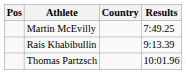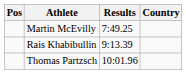columns swapped: (120, 12) <-> (161, 12)
